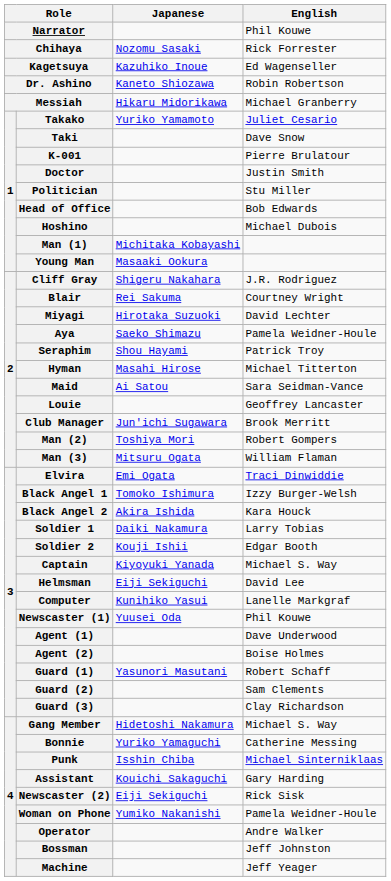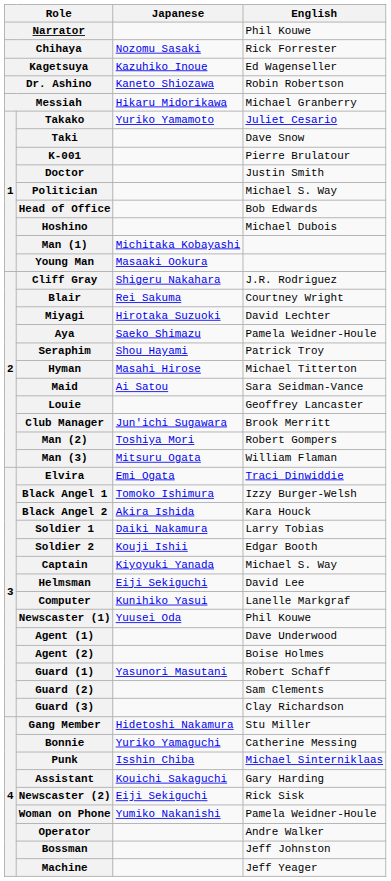(278, 191) Stu Miller -> (291, 191) Michael S. Way
(291, 725) Michael S. Way -> (278, 725) Stu Miller
